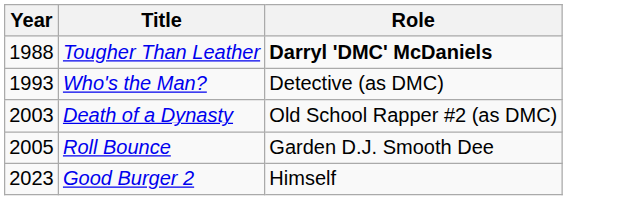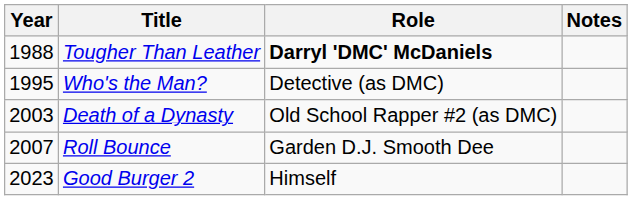+ column: (594, 20)
(31, 83) 1993 -> (31, 83) 1995
(31, 147) 2005 -> (31, 147) 2007
